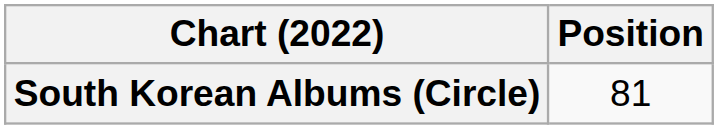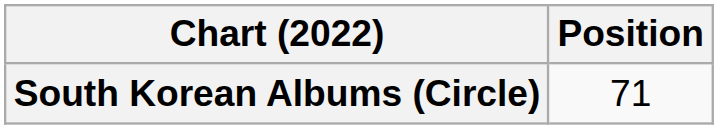(631, 92) 81 -> (631, 92) 71
